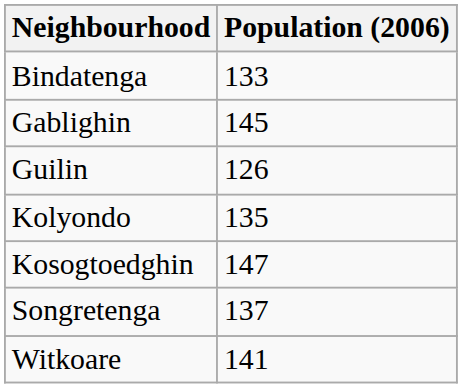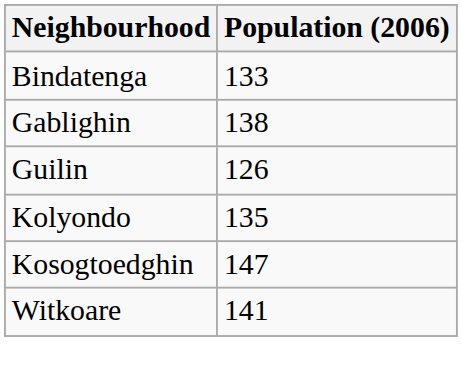(246, 122) 145 -> (246, 122) 138
- row: (86, 311)
